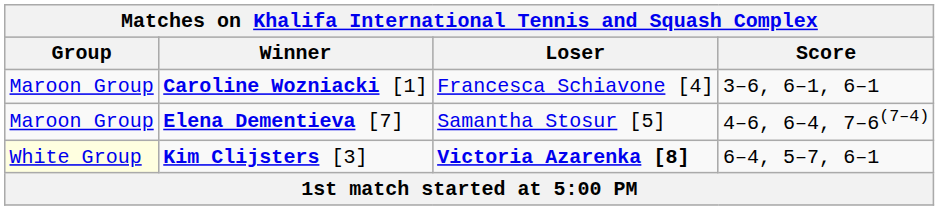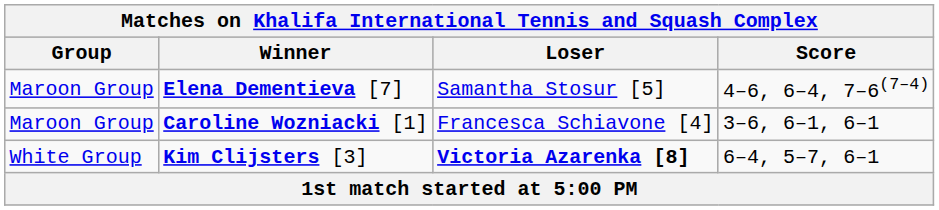rows swapped: (283, 122) <-> (295, 86)
(76, 157) lightyellow background -> (76, 157) no background
